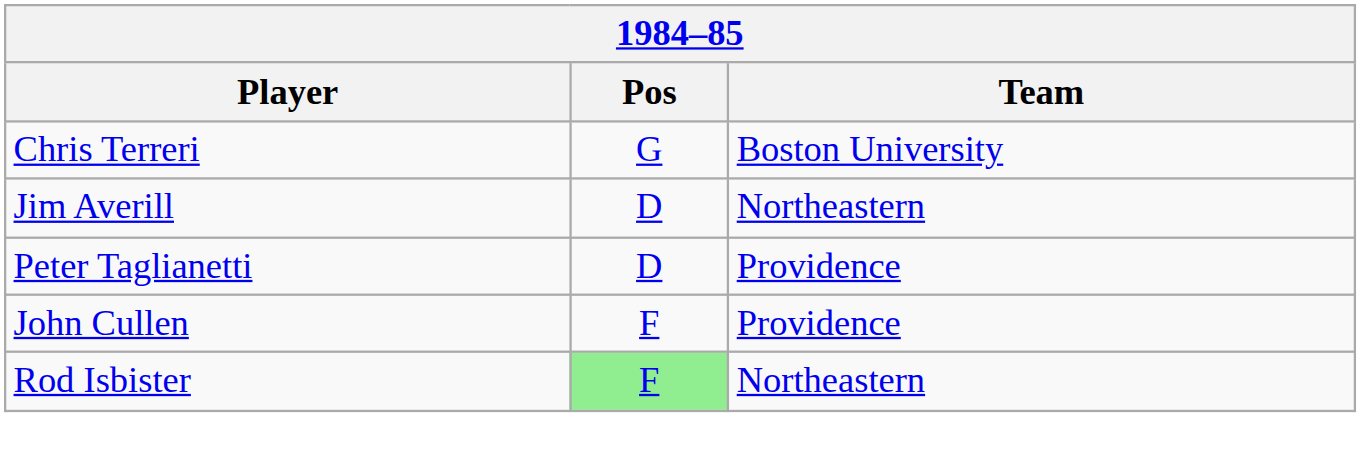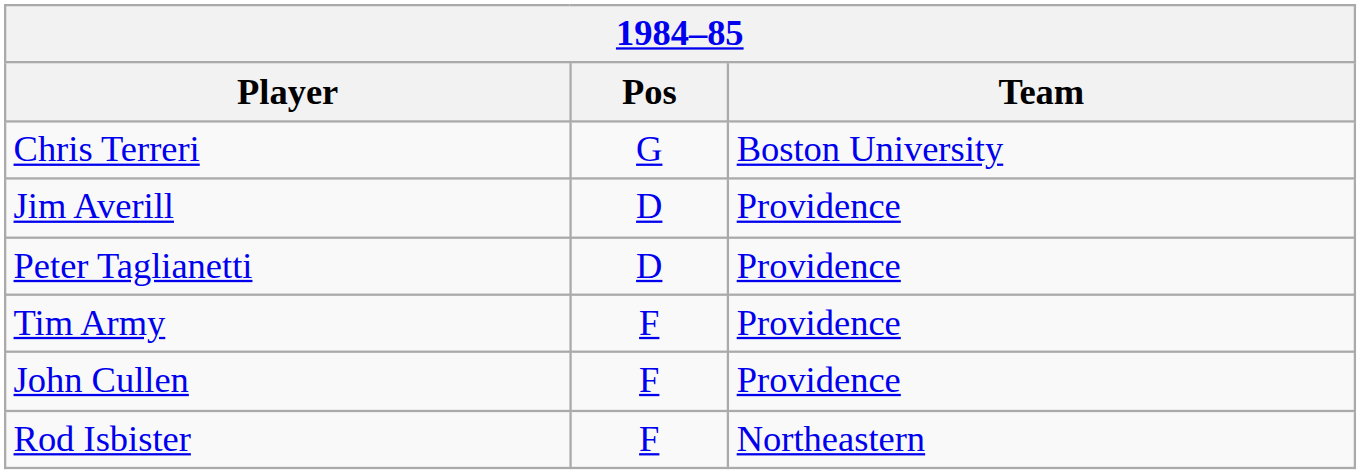(831, 206) Northeastern -> (819, 206) Providence
+ row: (89, 322)
(649, 380) lightgreen background -> (649, 438) no background
